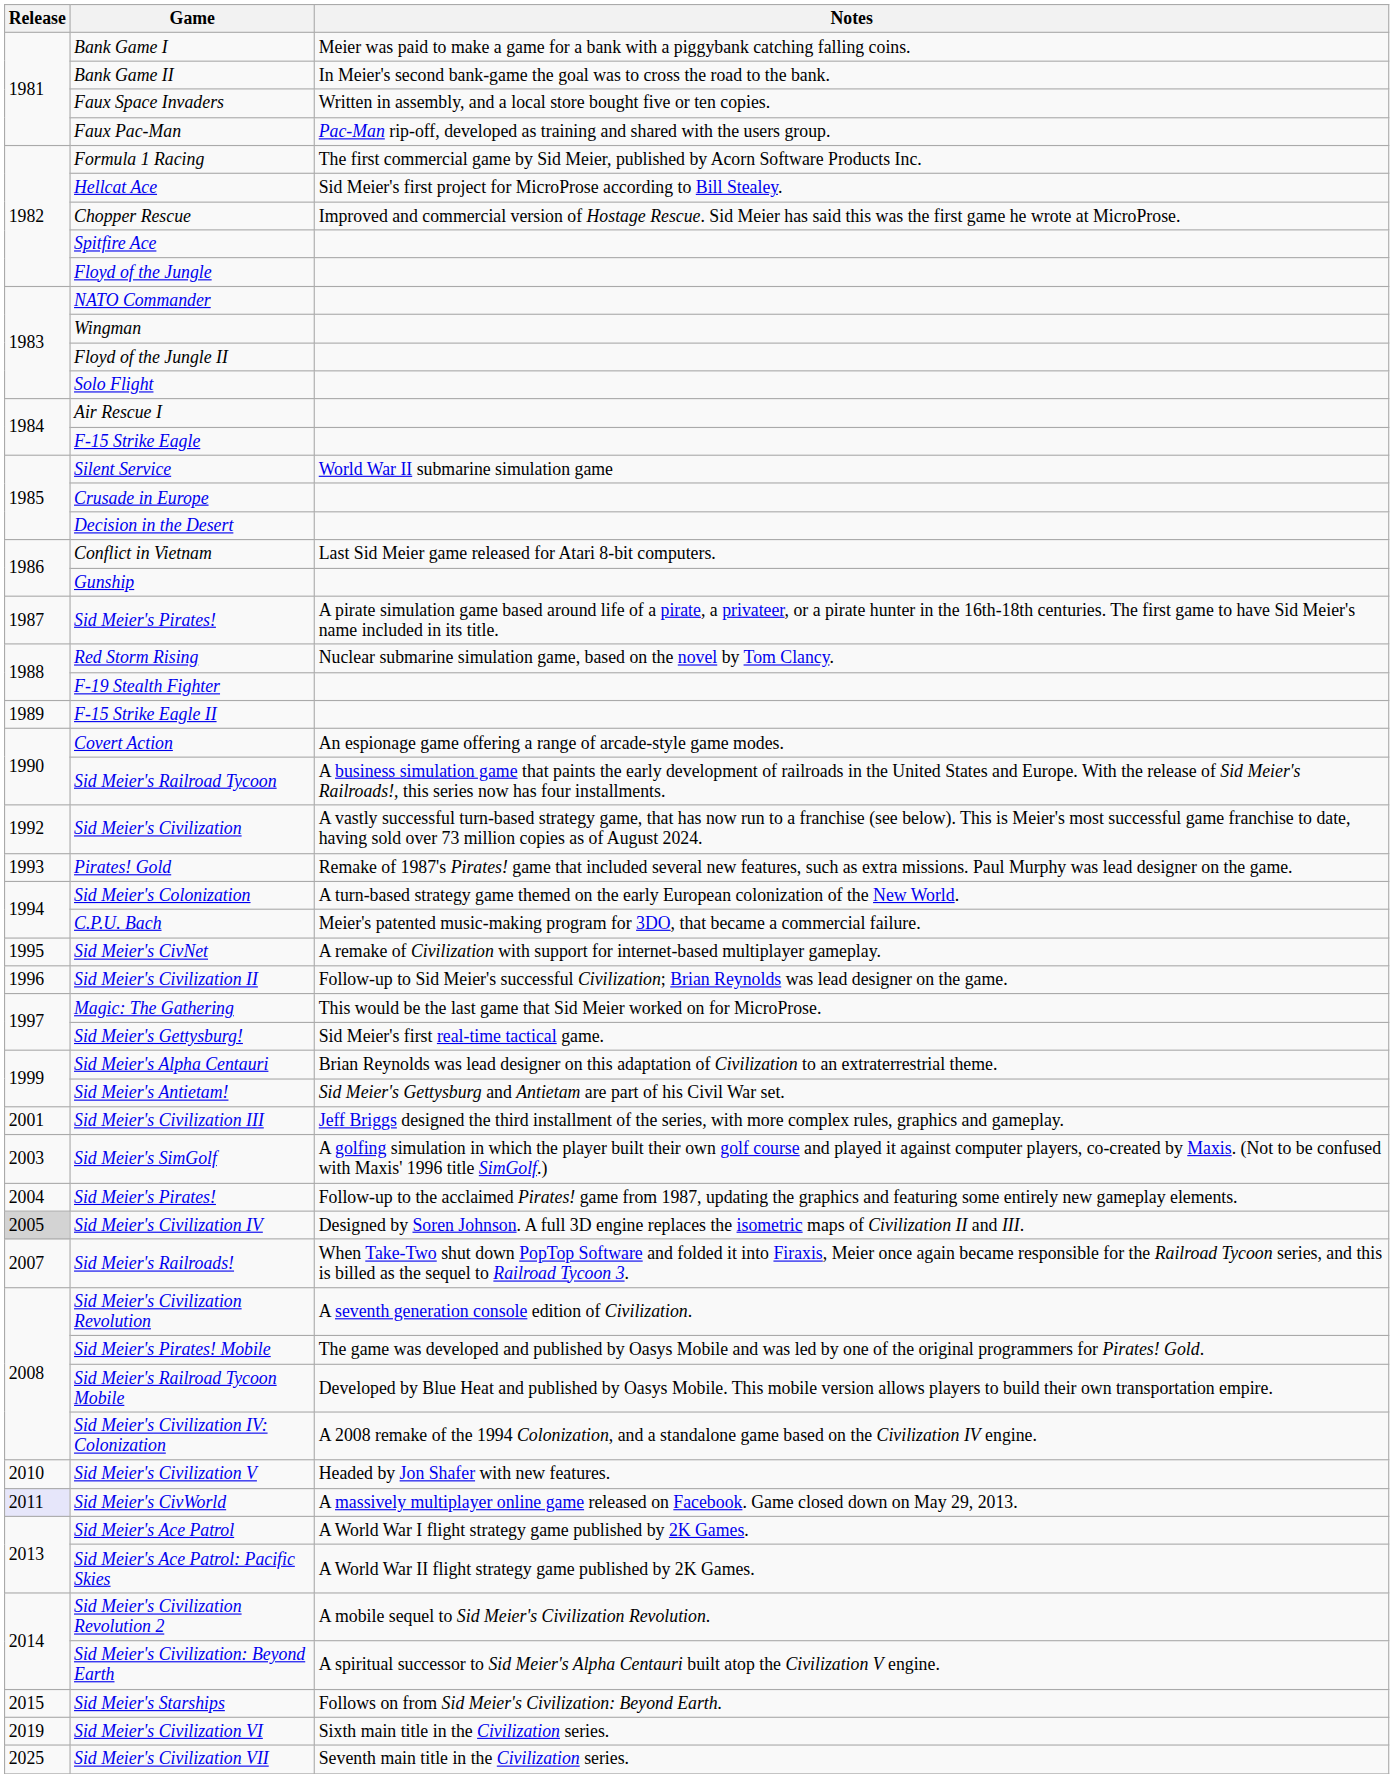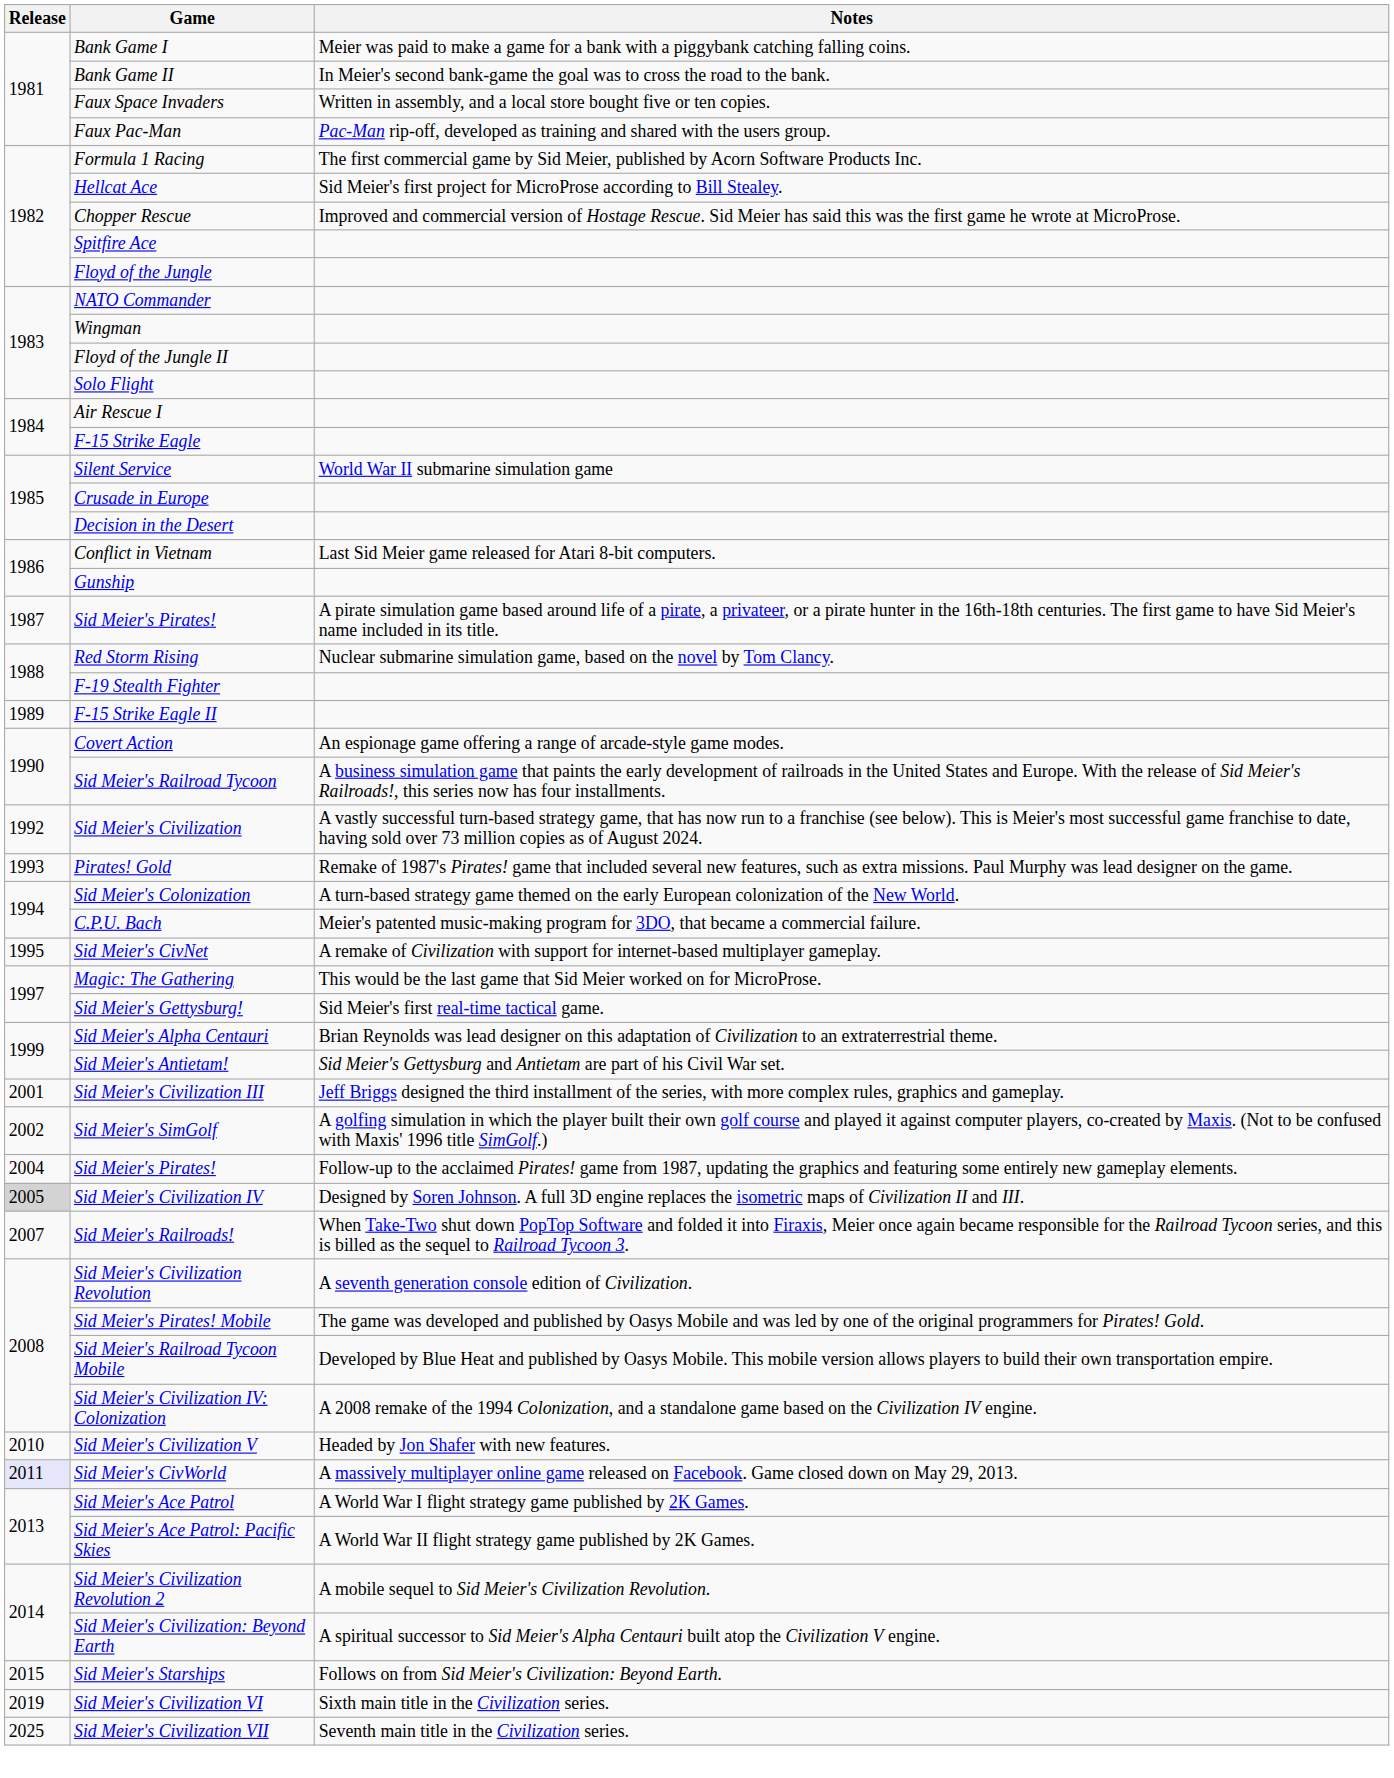- row: (166, 979)
(26, 1158) 2003 -> (26, 1130) 2002
